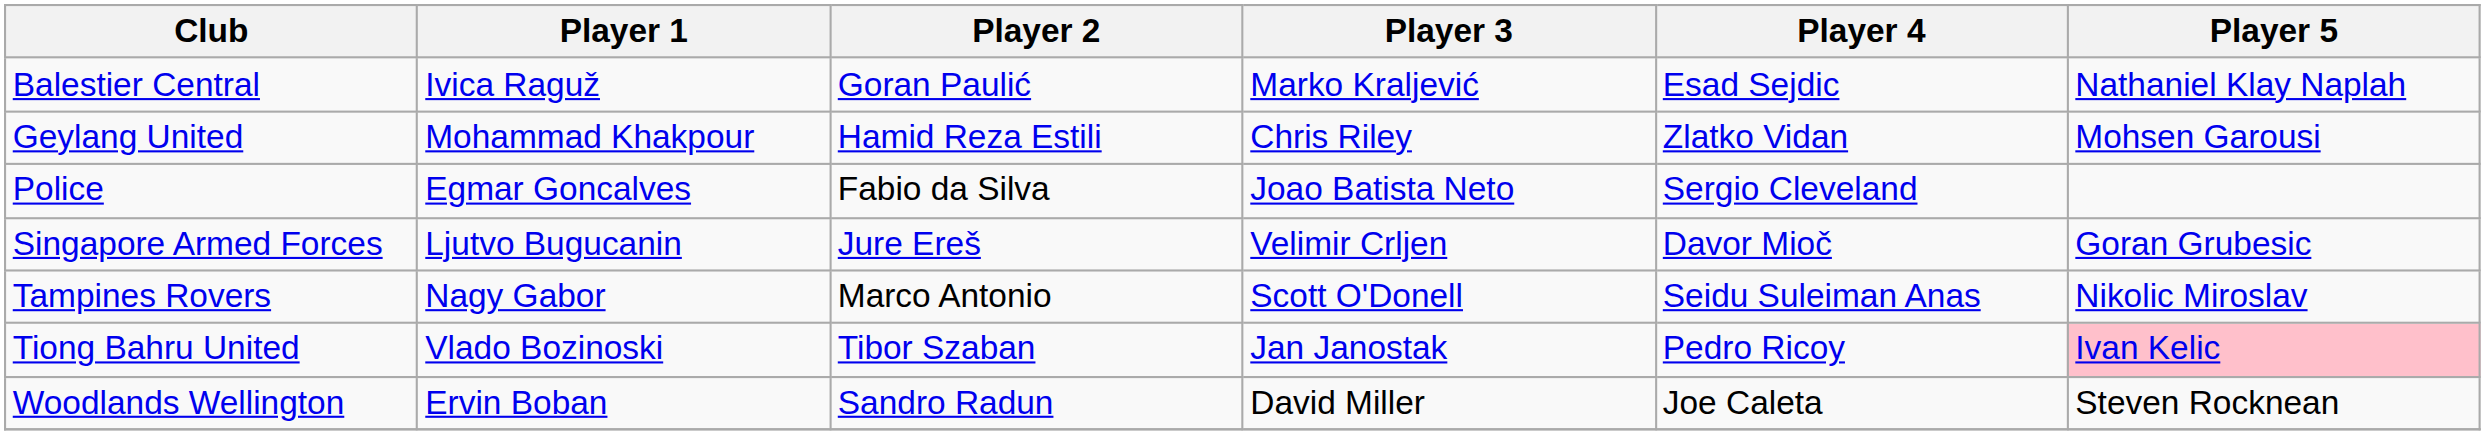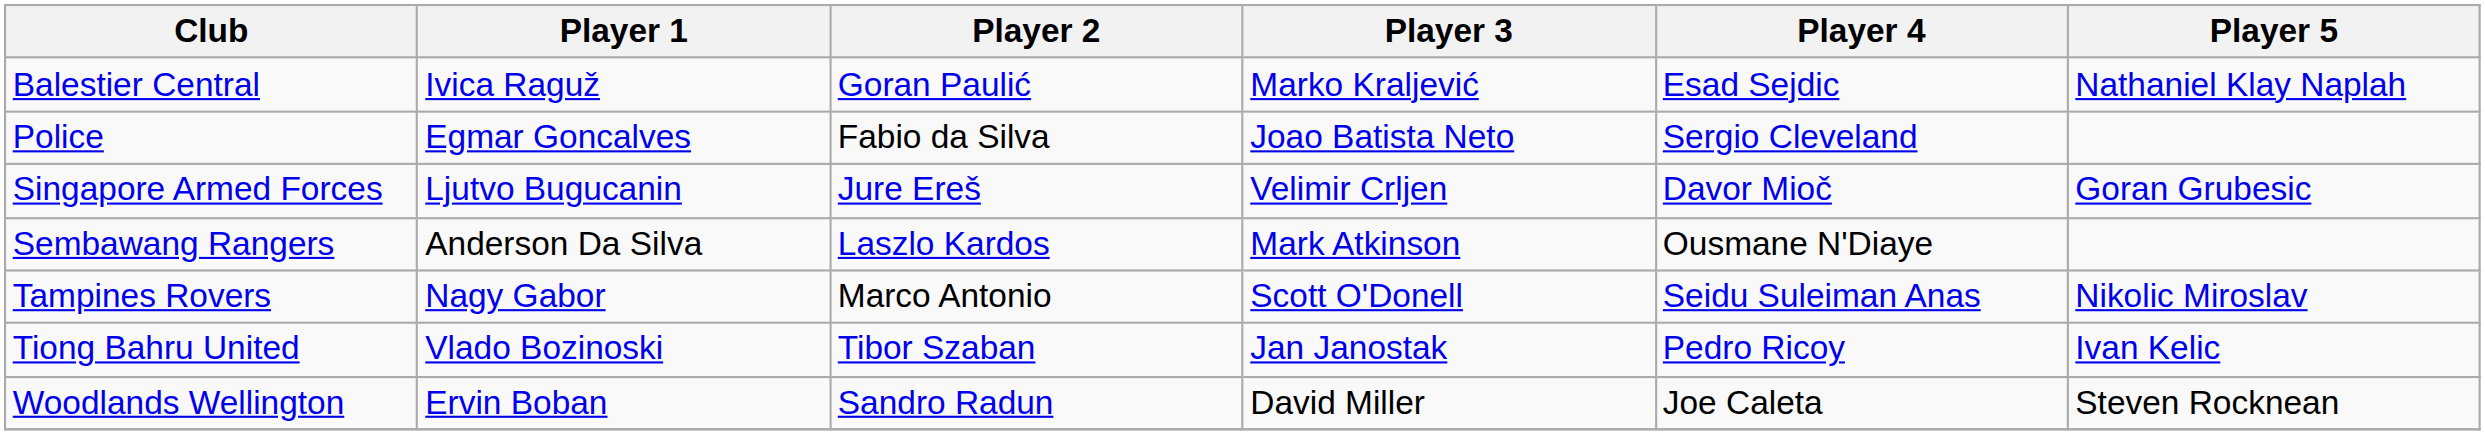- row: (128, 137)
+ row: (174, 243)
(2148, 349) pink background -> (2148, 349) no background
